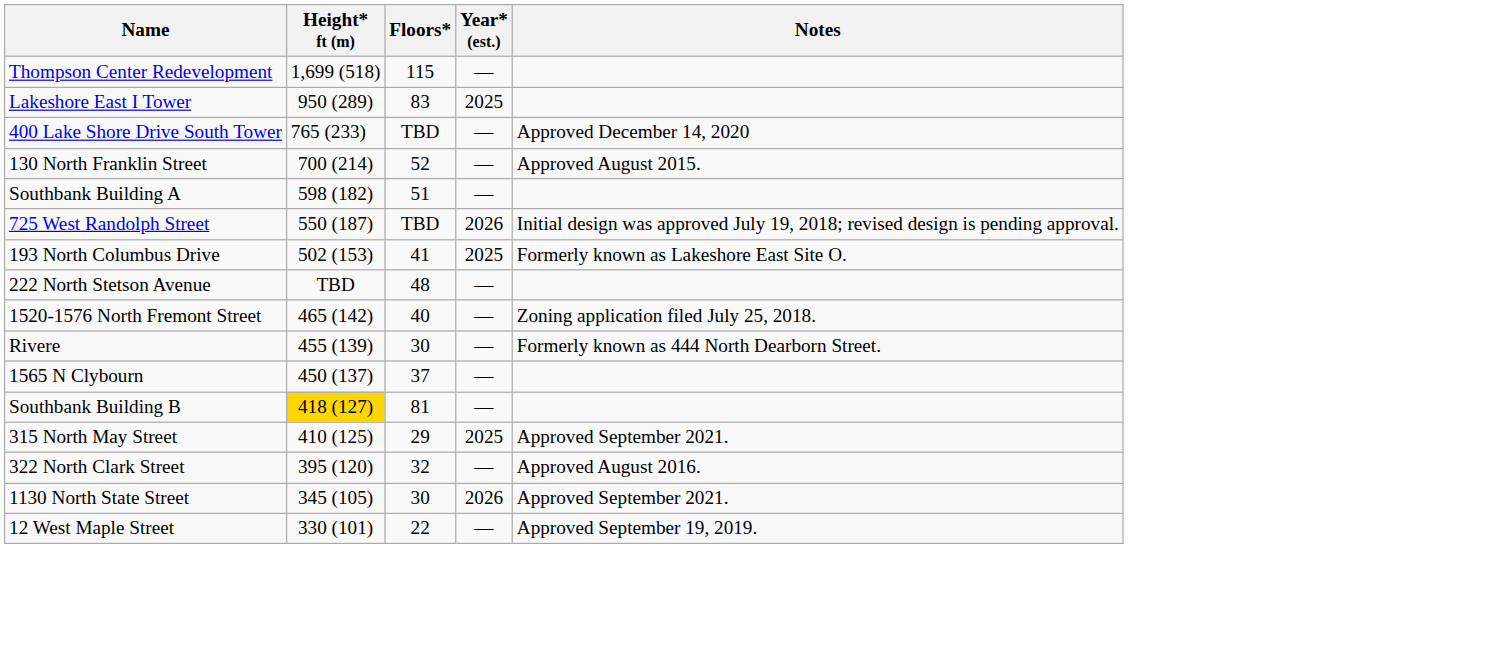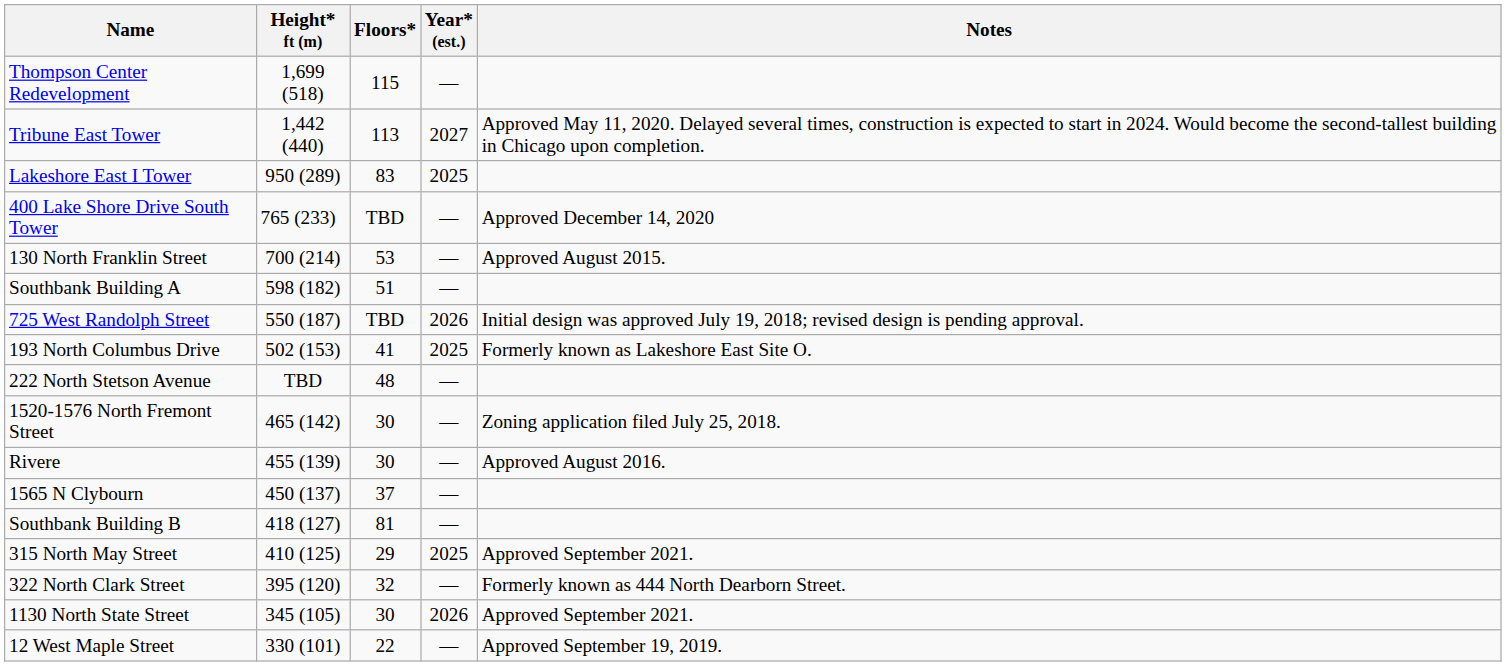+ row: (85, 134)
(420, 163) 52 -> (385, 258) 53
(420, 315) 40 -> (385, 421) 30
(699, 345) Formerly known as 444 North Dearborn Street. -> (574, 462) Approved August 2016.
(336, 406) gold background -> (303, 523) no background
(609, 467) Approved August 2016. -> (664, 584) Formerly known as 444 North Dearborn Street.
